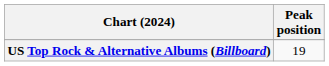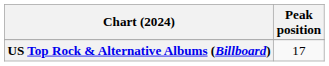(299, 50) 19 -> (299, 50) 17
